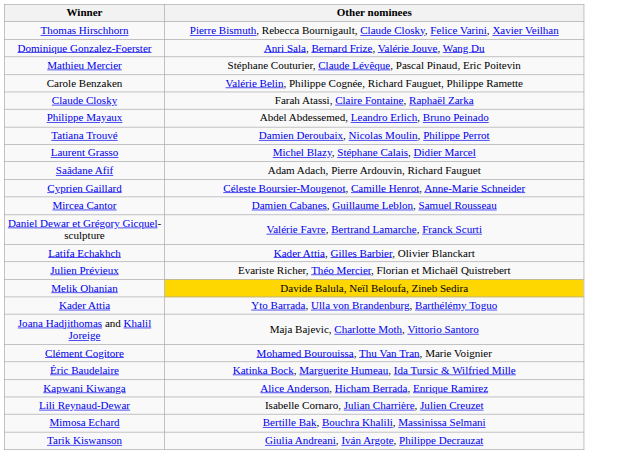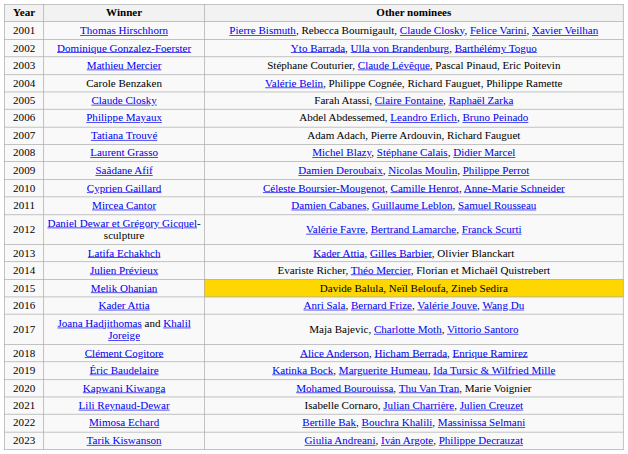+ column: (24, 13)
(374, 48) Anri Sala, Bernard Frize, Valérie Jouve, Wang Du -> (414, 48) Yto Barrada, Ulla von Brandenburg, Barthélémy Toguo
(374, 135) Damien Deroubaix, Nicolas Moulin, Philippe Perrot -> (414, 135) Adam Adach, Pierre Ardouvin, Richard Fauguet
(374, 170) Adam Adach, Pierre Ardouvin, Richard Fauguet -> (414, 170) Damien Deroubaix, Nicolas Moulin, Philippe Perrot
(374, 305) Yto Barrada, Ulla von Brandenburg, Barthélémy Toguo -> (414, 305) Anri Sala, Bernard Frize, Valérie Jouve, Wang Du
(374, 353) Mohamed Bourouissa, Thu Van Tran, Marie Voignier -> (414, 353) Alice Anderson, Hicham Berrada, Enrique Ramirez
(374, 388) Alice Anderson, Hicham Berrada, Enrique Ramirez -> (414, 388) Mohamed Bourouissa, Thu Van Tran, Marie Voignier
